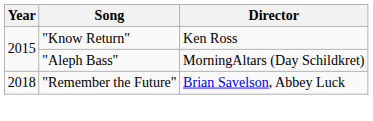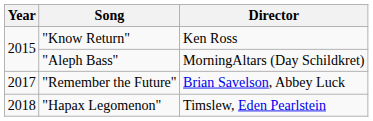(22, 82) 2018 -> (22, 82) 2017
+ row: (102, 104)
